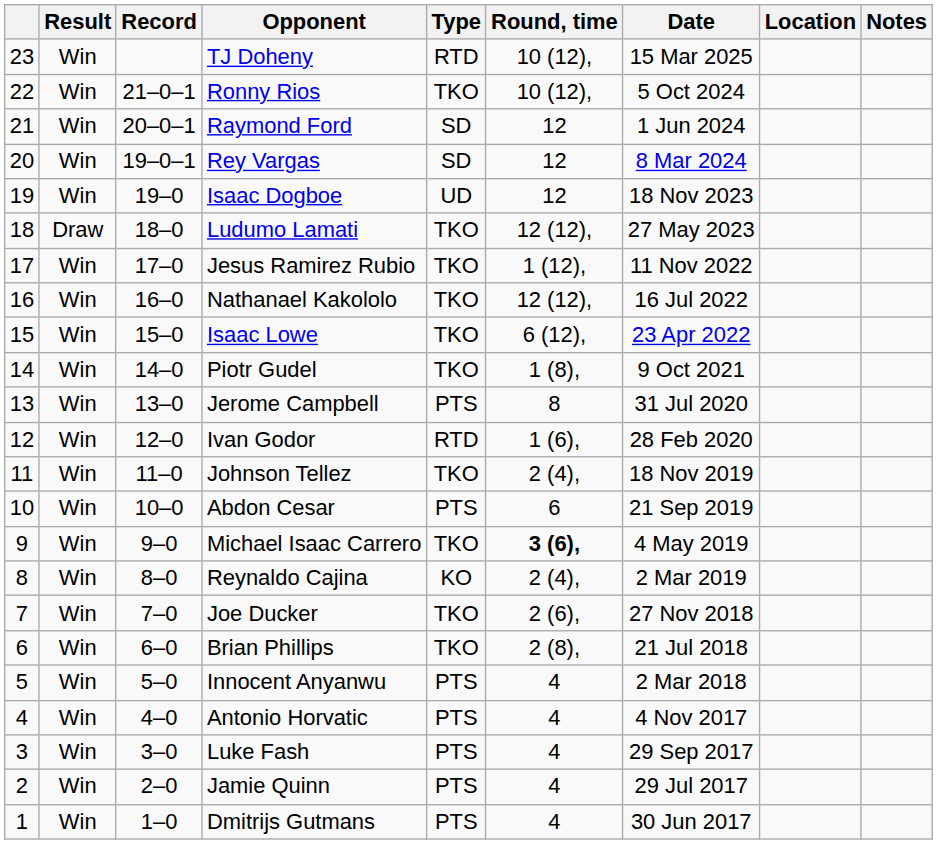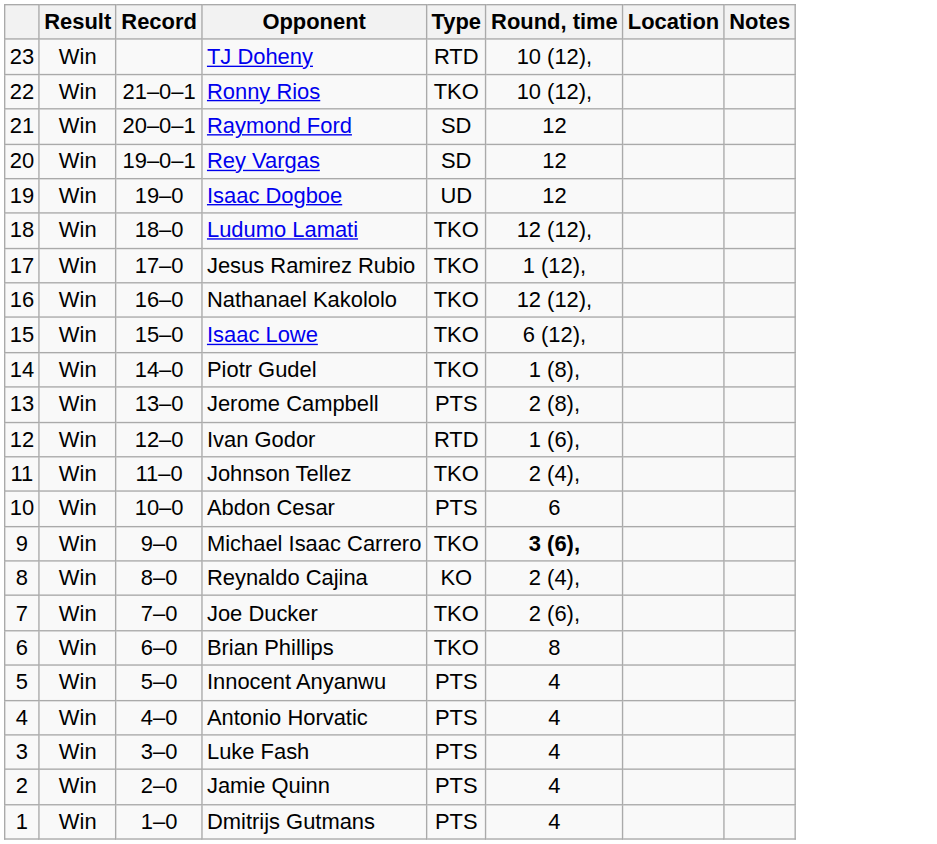- column: (691, 21)
(78, 230) Draw -> (78, 230) Win
(554, 404) 8 -> (554, 404) 2 (8),
(554, 647) 2 (8), -> (554, 647) 8
